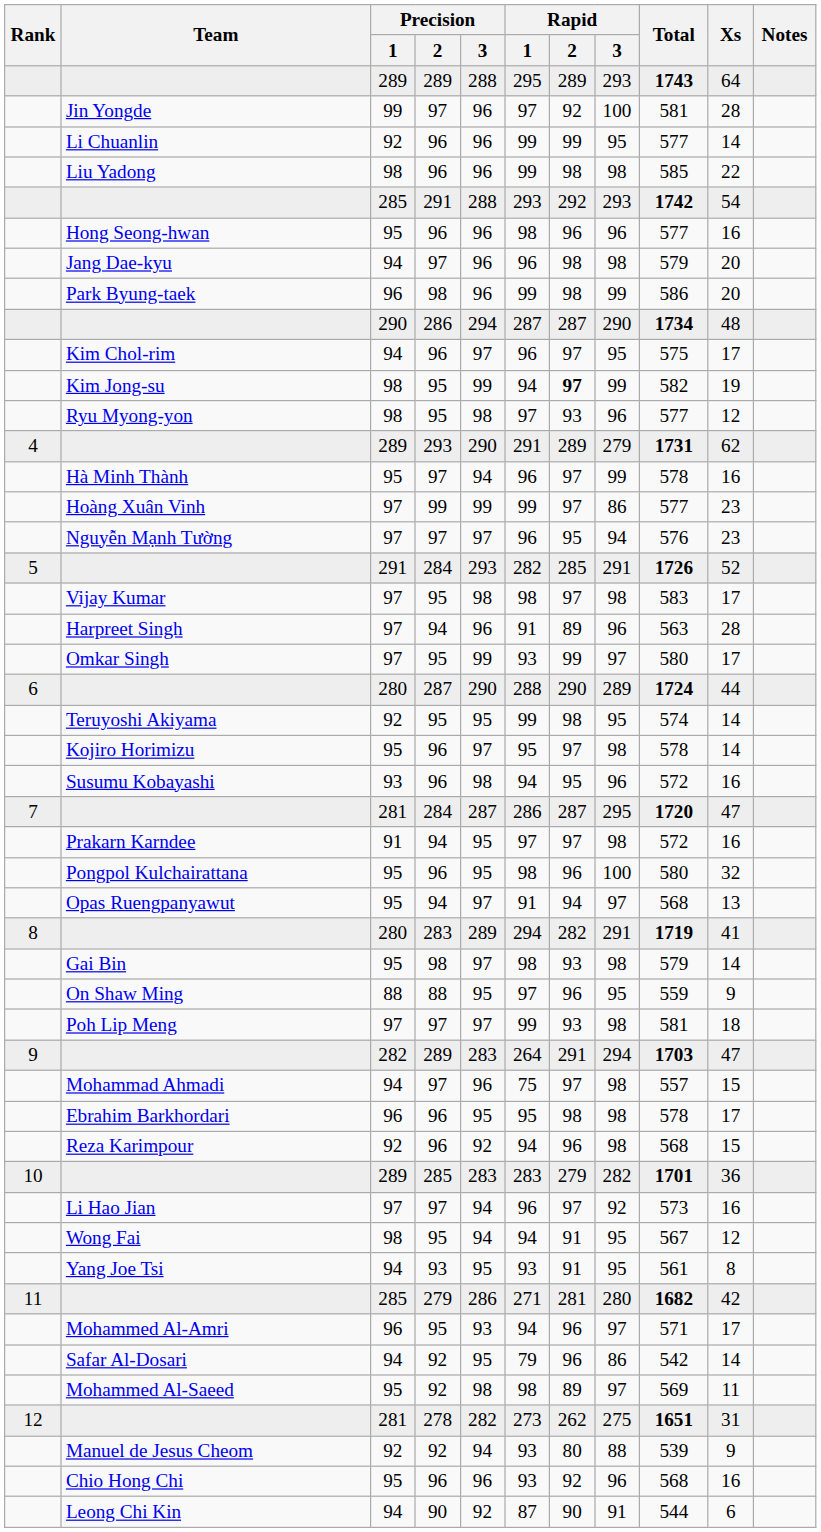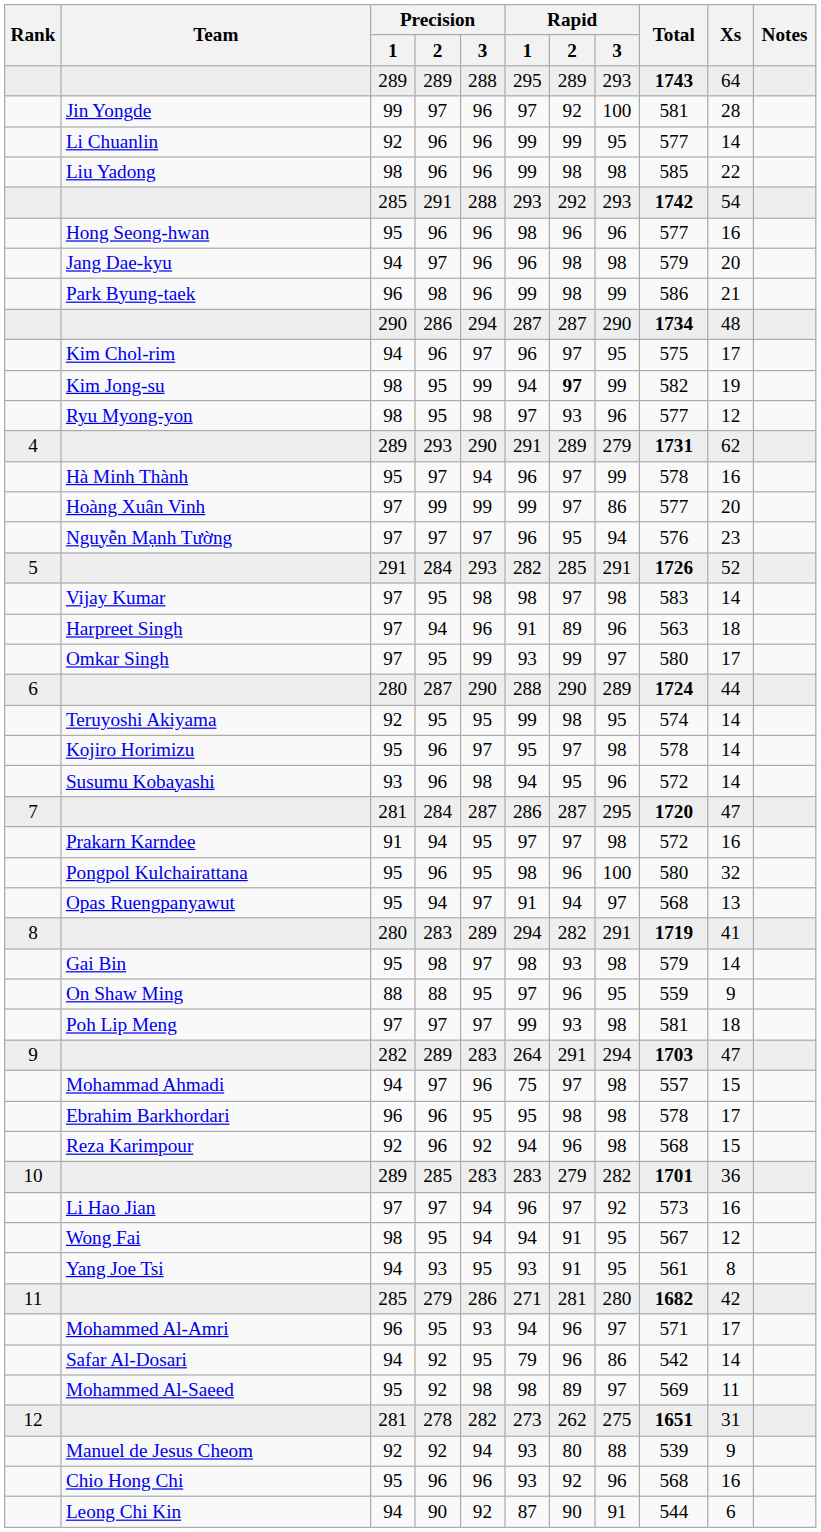(731, 293) 20 -> (731, 293) 21
(731, 506) 23 -> (731, 506) 20
(731, 598) 17 -> (731, 598) 14
(731, 628) 28 -> (731, 628) 18
(731, 780) 16 -> (731, 780) 14
